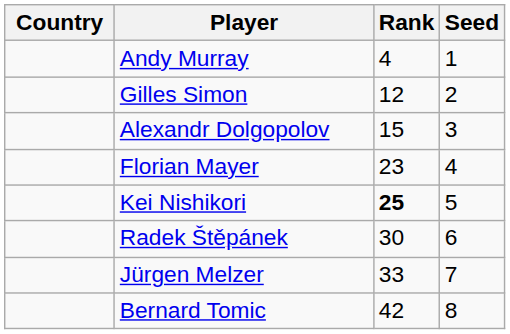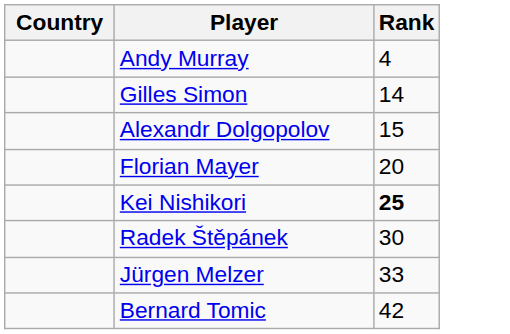- column: (472, 22)
(391, 94) 12 -> (391, 94) 14
(391, 166) 23 -> (391, 166) 20
